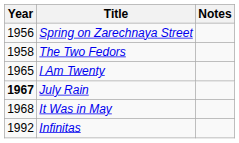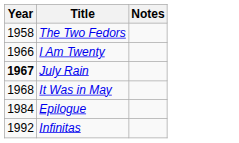- row: (116, 33)
(20, 71) 1965 -> (20, 52) 1966
+ row: (63, 109)
